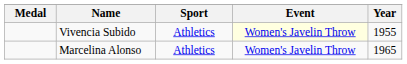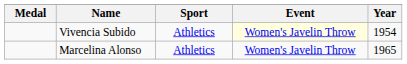(385, 31) 1955 -> (385, 31) 1954
